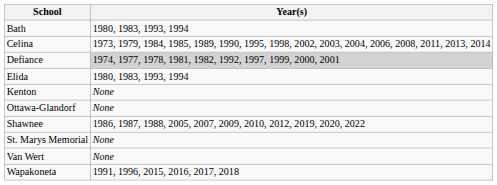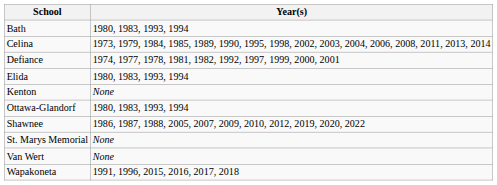(216, 60) lightgrey background -> (216, 60) no background
(103, 108) None -> (141, 108) 1980, 1983, 1993, 1994
